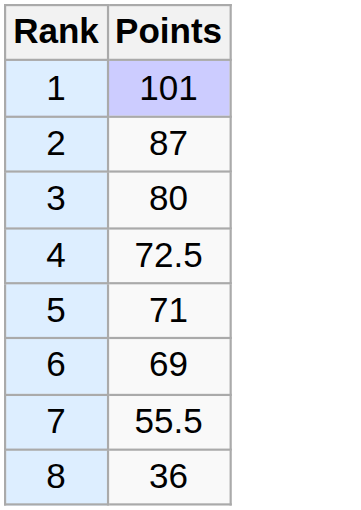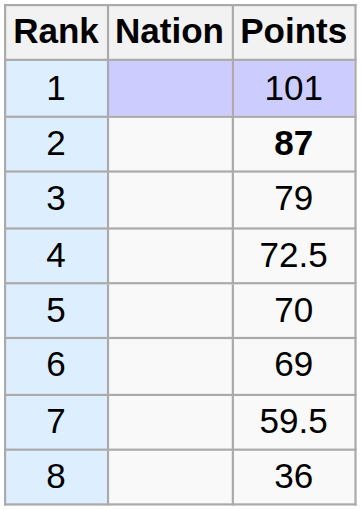+ column: (170, 32)
(169, 143) normal -> (294, 143) bold
(169, 198) 80 -> (294, 198) 79
(169, 310) 71 -> (294, 310) 70
(169, 421) 55.5 -> (294, 421) 59.5
